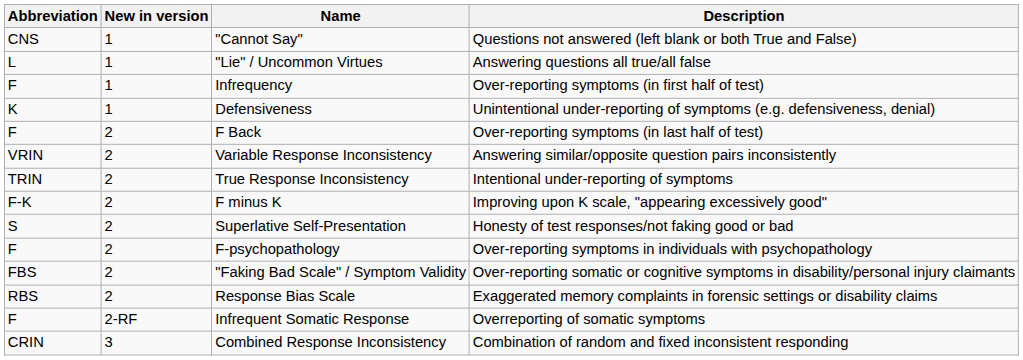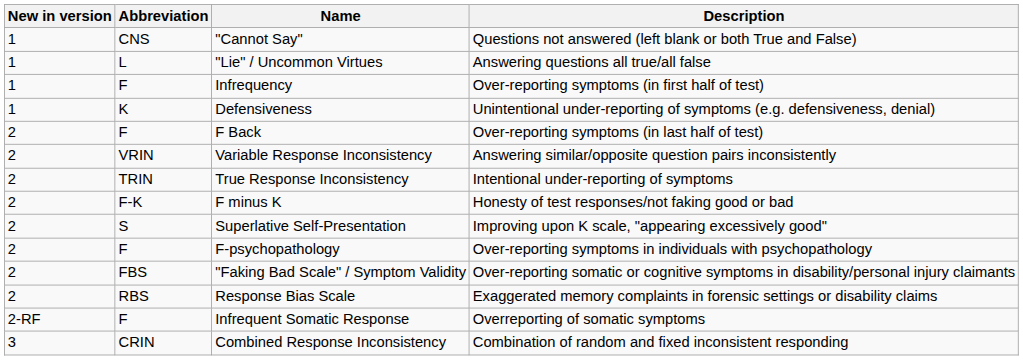columns swapped: (53, 16) <-> (157, 16)
(650, 202) Improving upon K scale, "appearing excessively good" -> (633, 202) Honesty of test responses/not faking good or bad
(633, 226) Honesty of test responses/not faking good or bad -> (650, 226) Improving upon K scale, "appearing excessively good"
